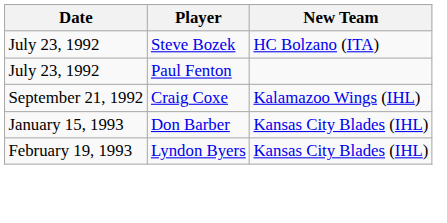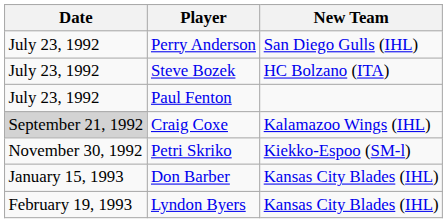+ row: (203, 44)
(76, 97) no background -> (76, 124) lightgrey background
+ row: (191, 151)
